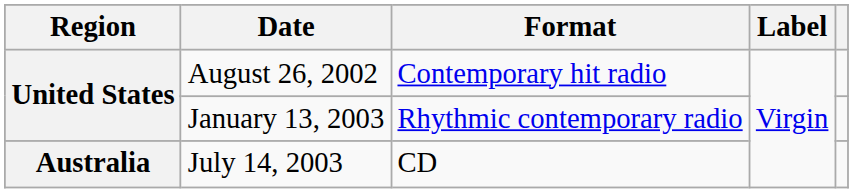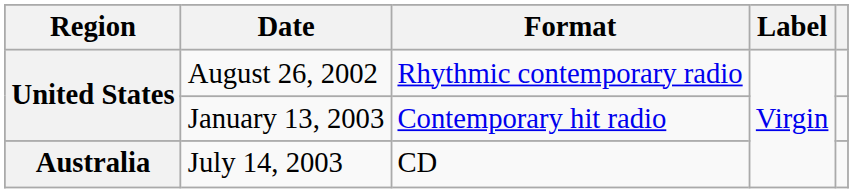(532, 72) Contemporary hit radio -> (570, 72) Rhythmic contemporary radio
(570, 118) Rhythmic contemporary radio -> (532, 118) Contemporary hit radio
